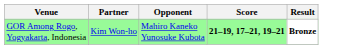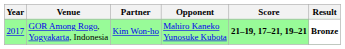+ column: (15, 12)
